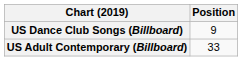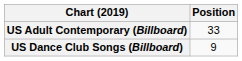rows swapped: (97, 47) <-> (97, 30)
